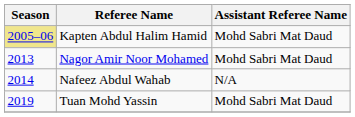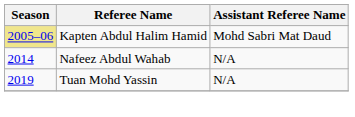- row: (134, 57)
(273, 101) Mohd Sabri Mat Daud -> (224, 79) N/A
